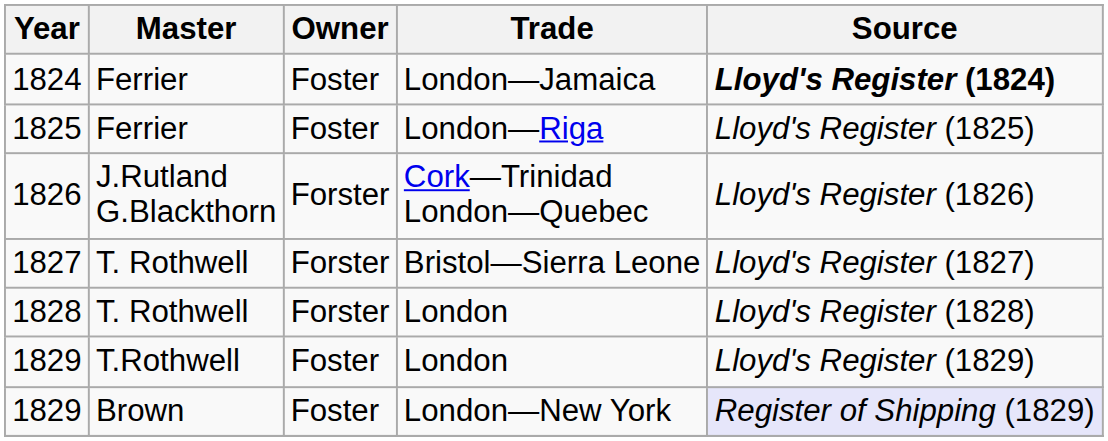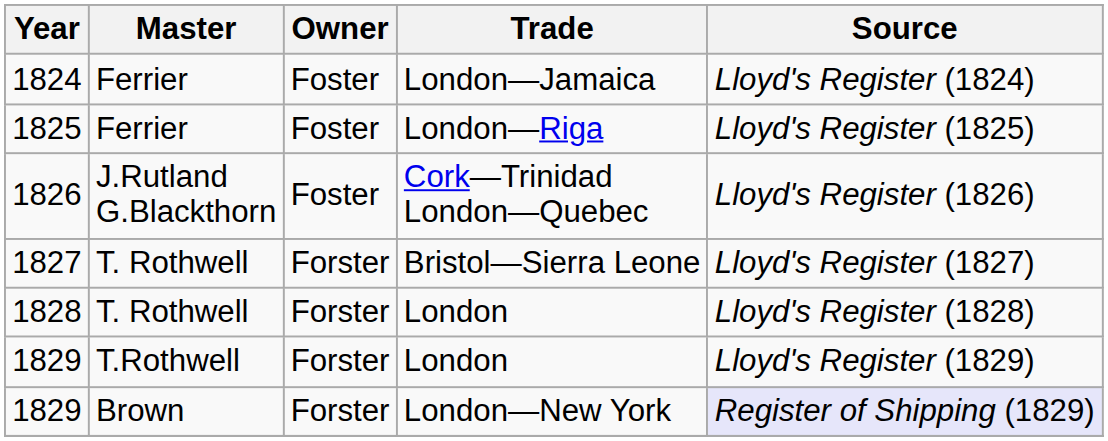(885, 78) bold -> (875, 78) normal
(340, 195) Forster -> (335, 195) Foster
(335, 361) Foster -> (340, 361) Forster
(335, 410) Foster -> (340, 410) Forster
